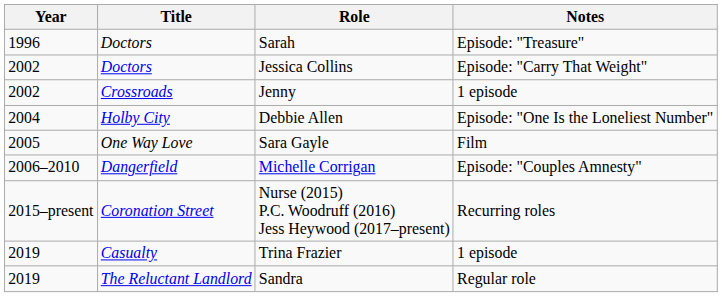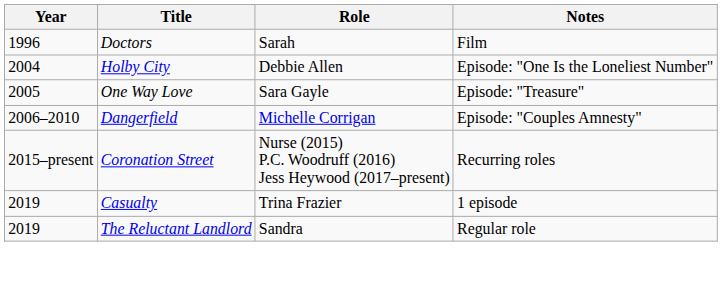(521, 42) Episode: "Treasure" -> (472, 42) Film
- row: (306, 67)
- row: (277, 92)
(472, 142) Film -> (521, 92) Episode: "Treasure"
